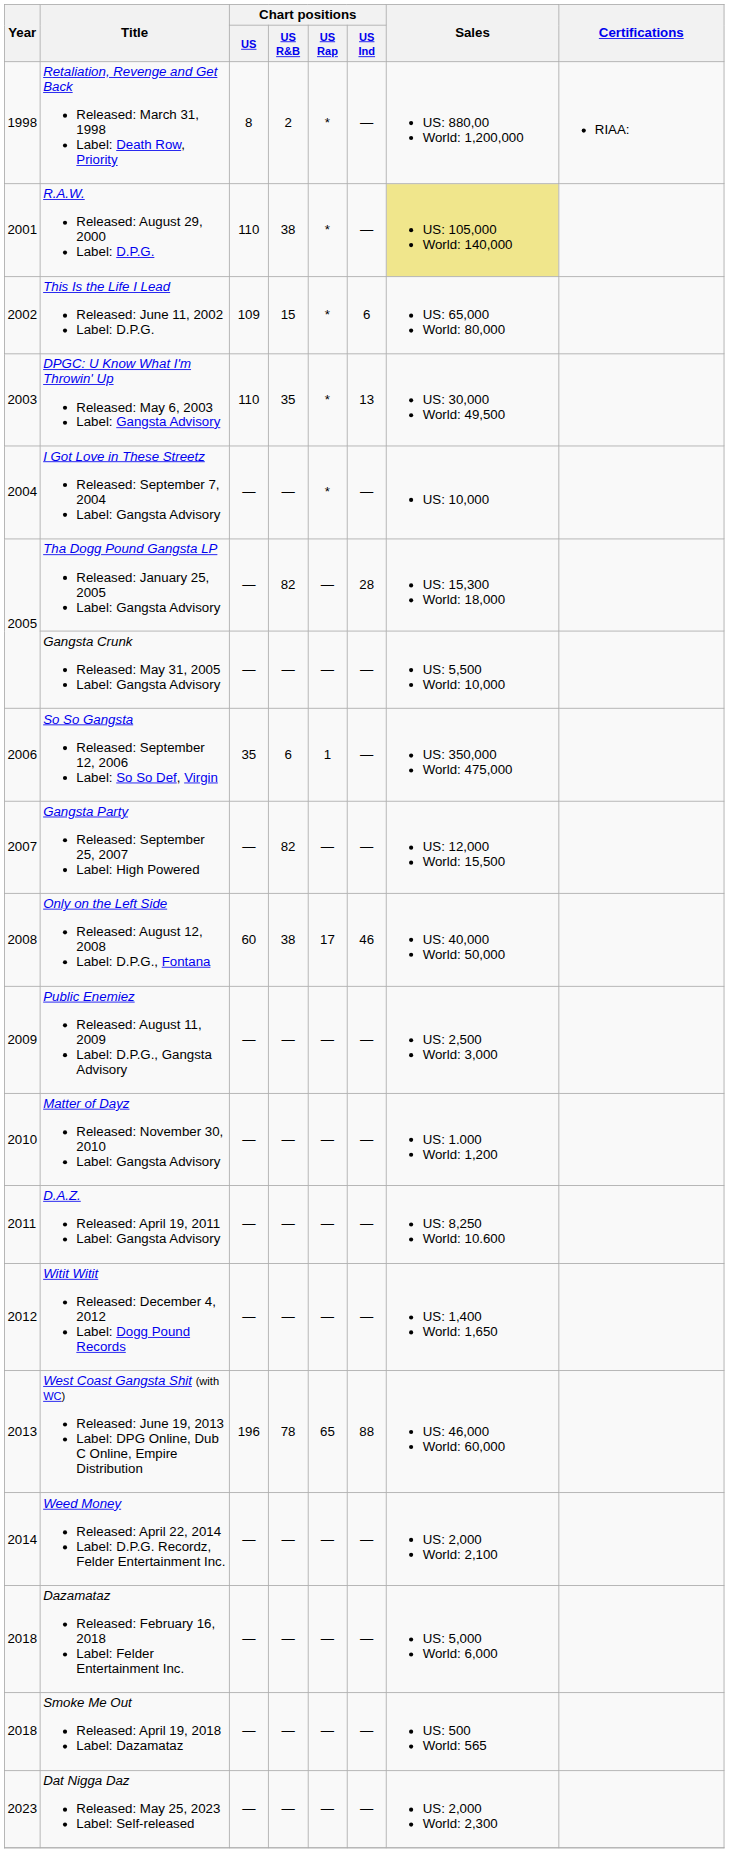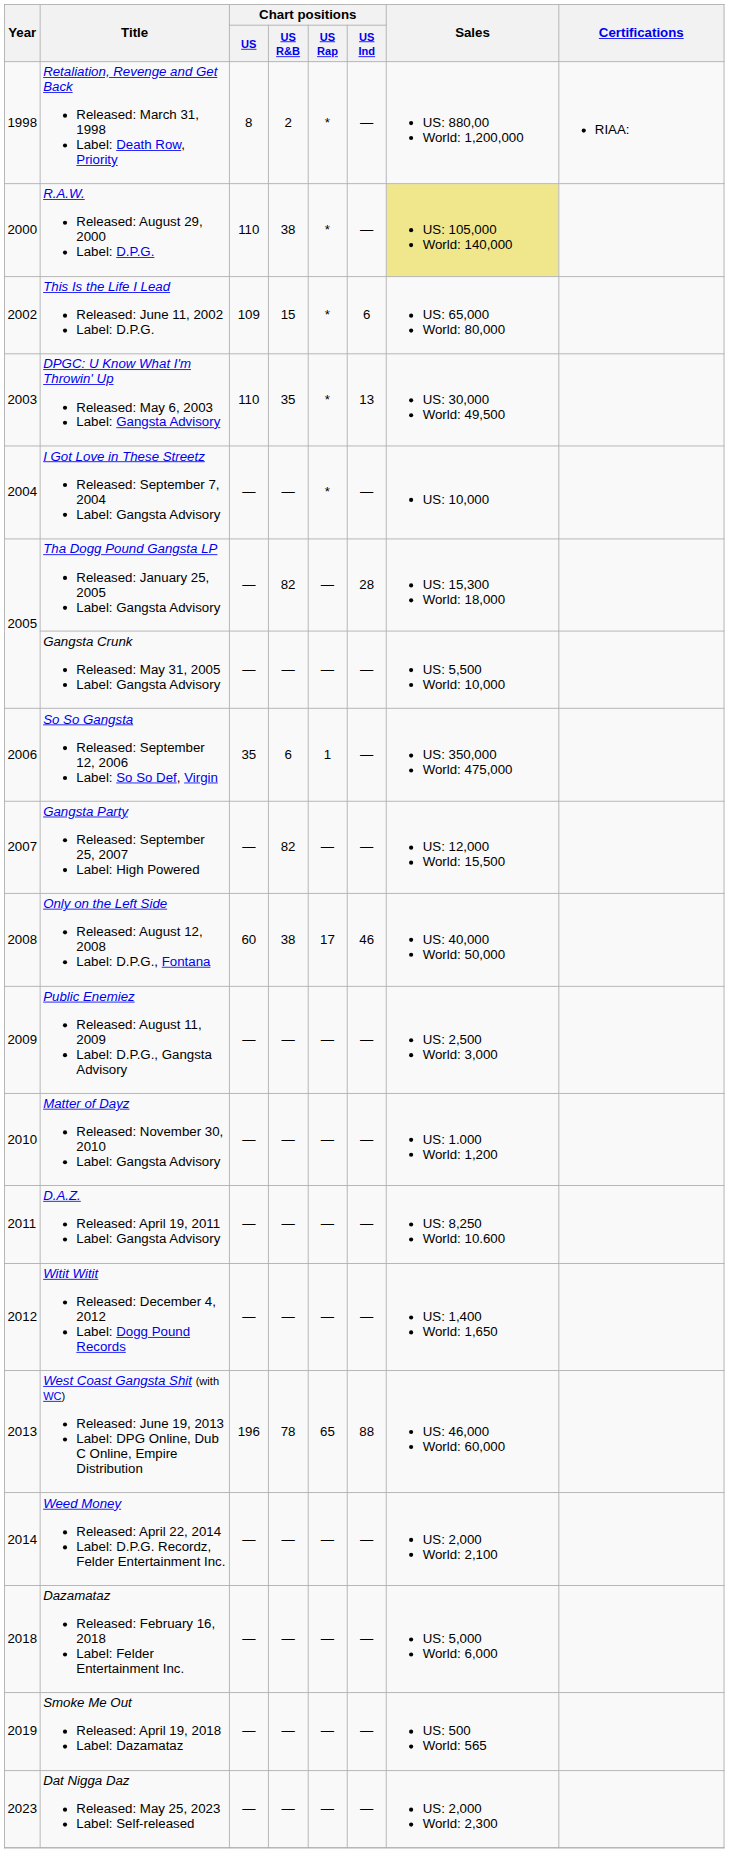(22, 230) 2001 -> (22, 230) 2000
(22, 1731) 2018 -> (22, 1731) 2019
